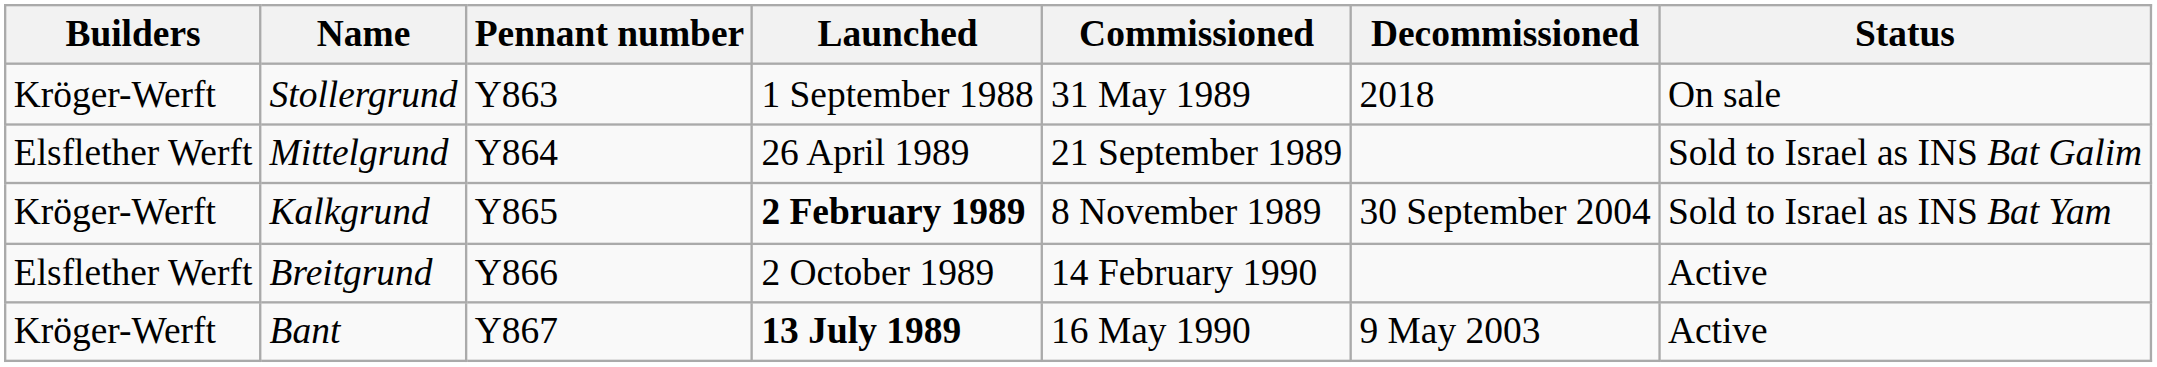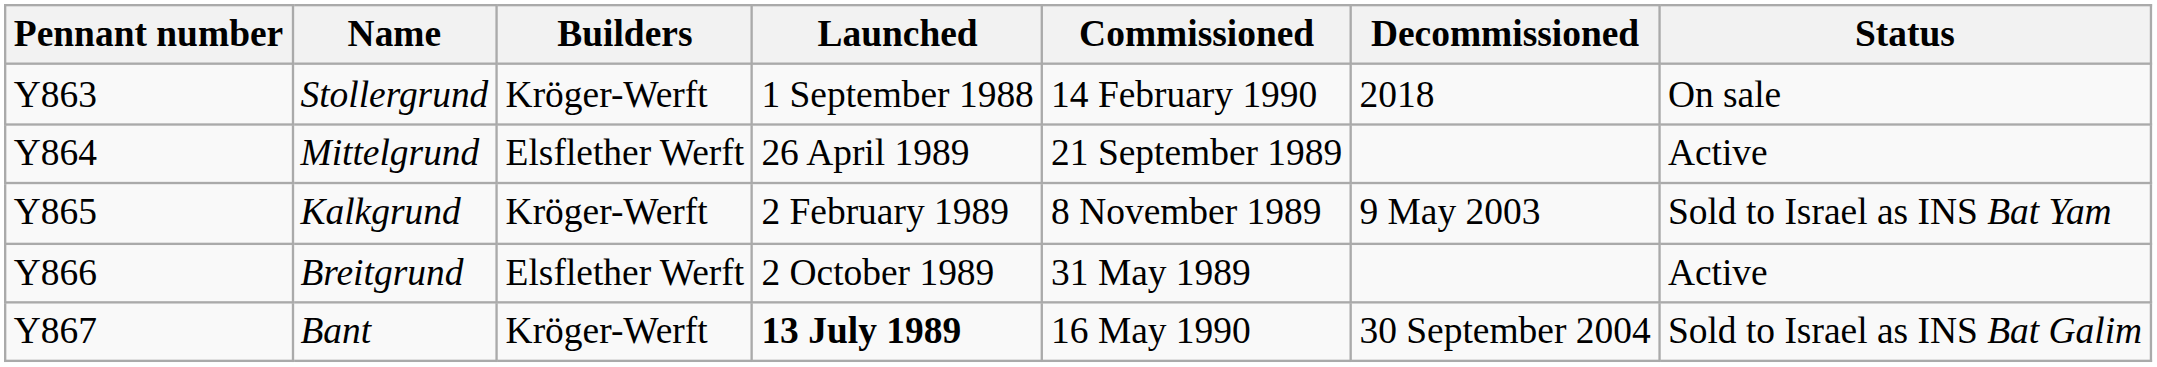columns swapped: (609, 34) <-> (133, 34)
(1151, 93) 31 May 1989 -> (1184, 93) 14 February 1990
(1905, 152) Sold to Israel as INS Bat Galim -> (1718, 152) Active
(893, 212) bold -> (885, 212) normal
(1505, 212) 30 September 2004 -> (1450, 212) 9 May 2003
(1184, 271) 14 February 1990 -> (1151, 271) 31 May 1989
(1450, 331) 9 May 2003 -> (1505, 331) 30 September 2004
(1718, 331) Active -> (1905, 331) Sold to Israel as INS Bat Galim
